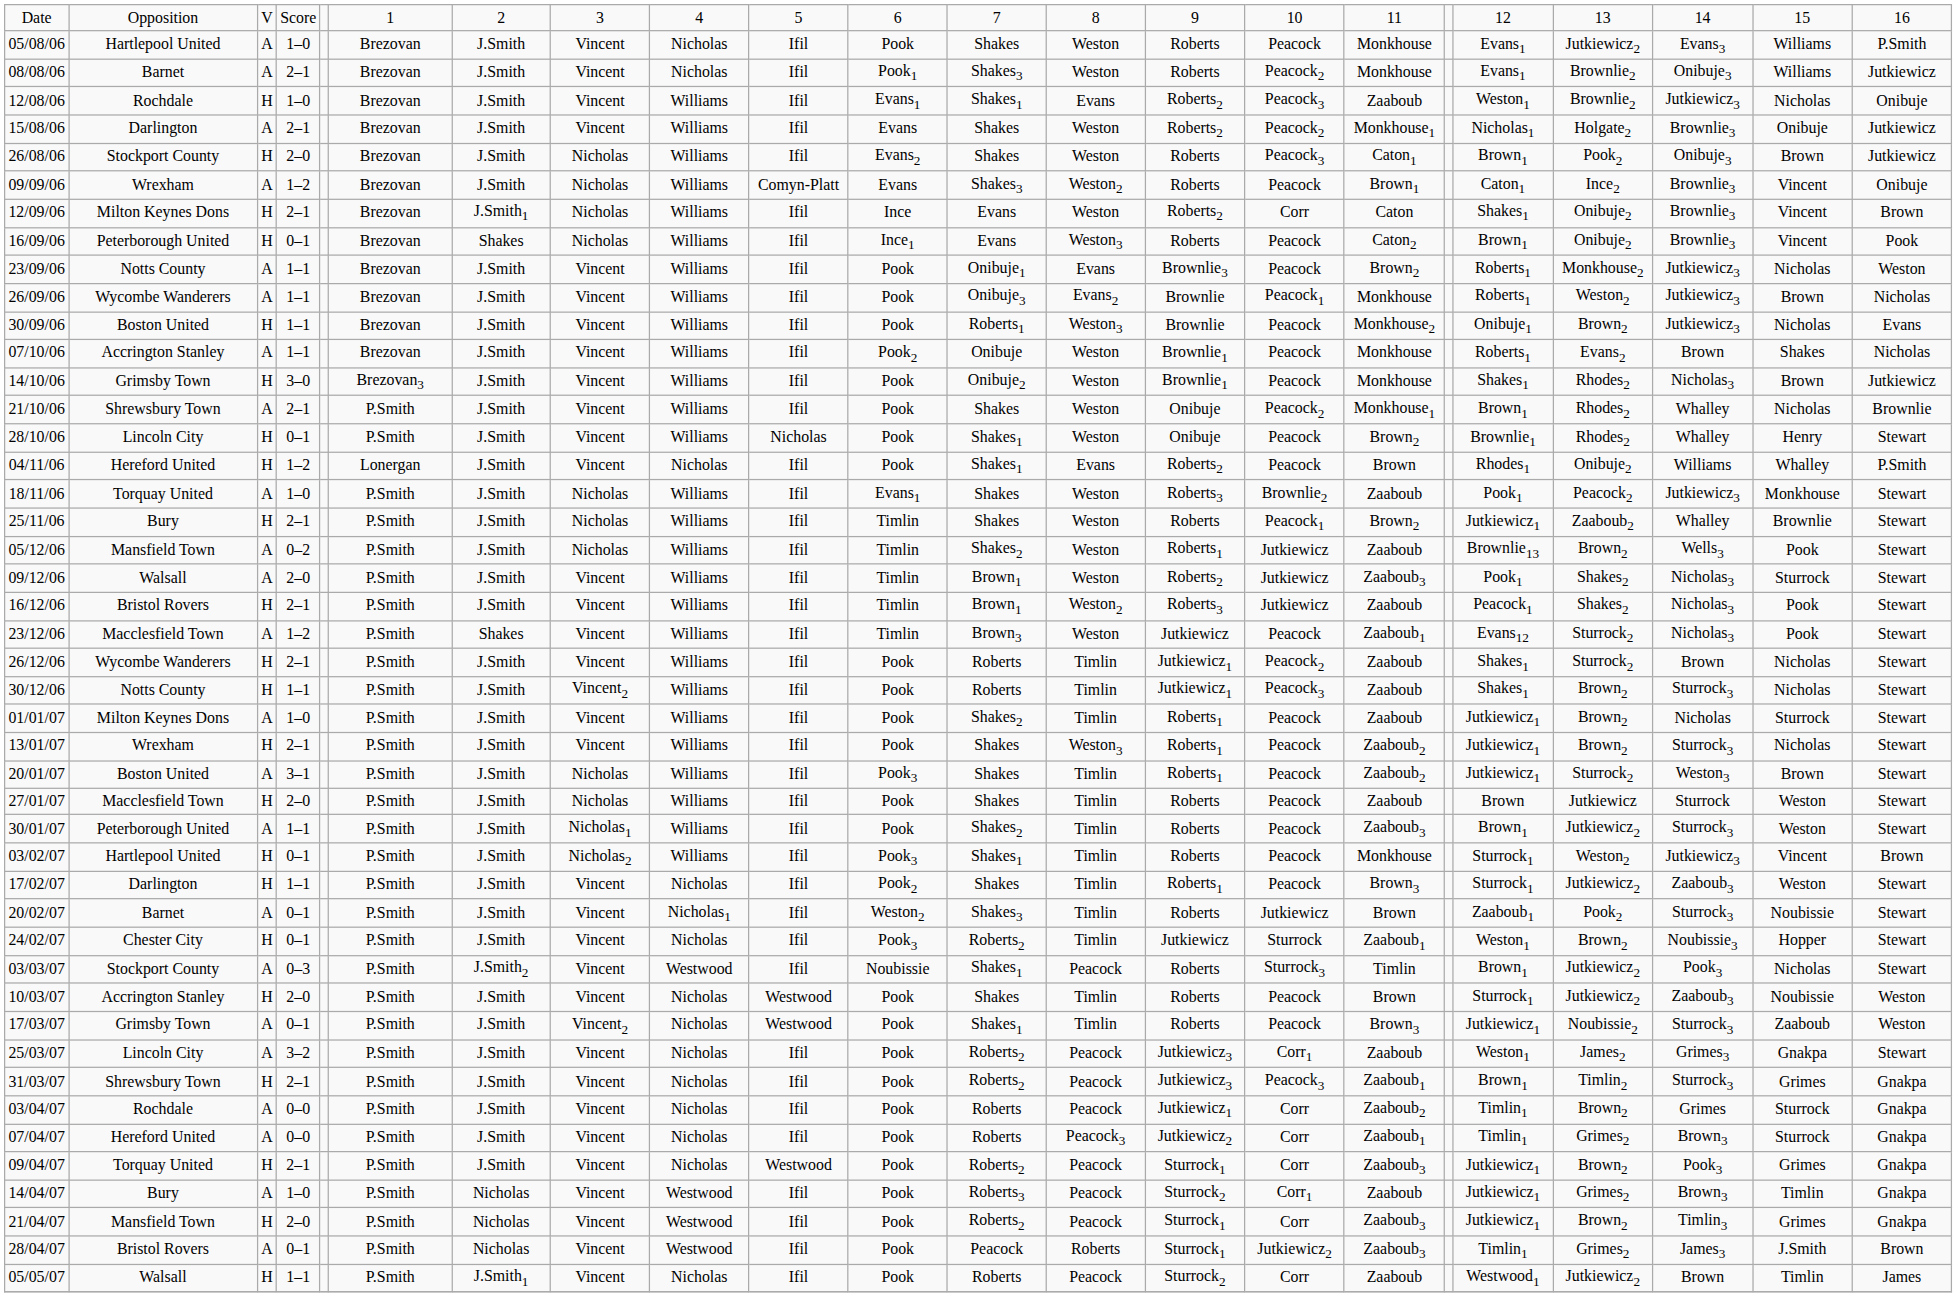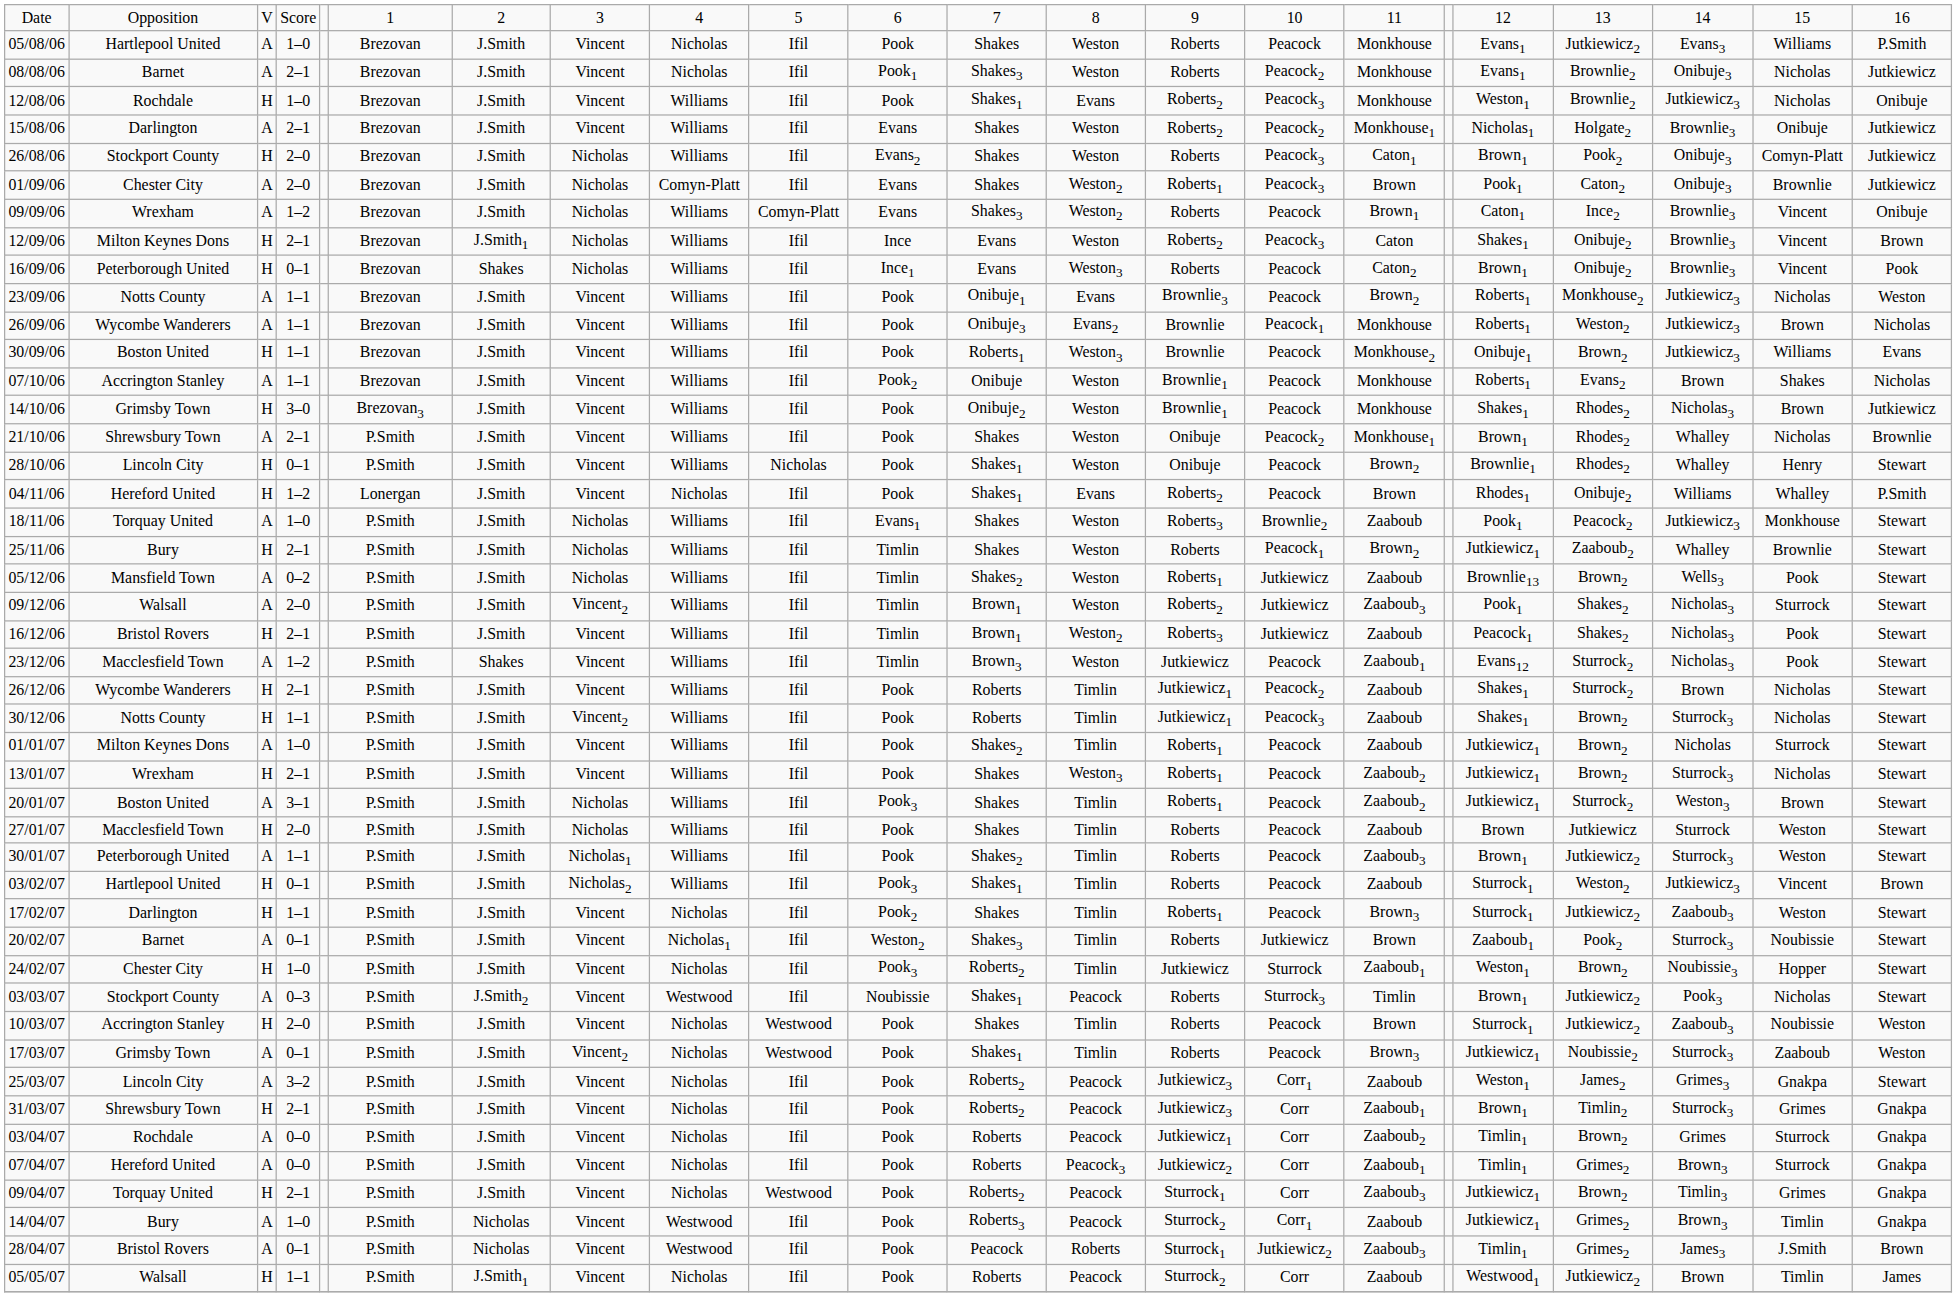(1802, 72) Williams -> (1802, 72) Nicholas
(898, 101) Evans1 -> (898, 100) Pook
(1394, 100) Zaaboub -> (1394, 100) Monkhouse
(1802, 156) Brown -> (1802, 156) Comyn-Platt
+ row: (37, 184)
(1295, 212) Corr -> (1295, 241) Peacock3
(1802, 325) Nicholas -> (1802, 353) Williams
(600, 577) Vincent -> (600, 606) Vincent2
(1394, 856) Monkhouse -> (1394, 884) Zaaboub
(298, 940) 0–1 -> (298, 969) 1–0
(1295, 1081) Peacock3 -> (1295, 1109) Corr
(1703, 1166) Pook3 -> (1703, 1194) Timlin3
- row: (37, 1221)
